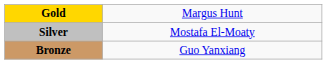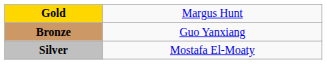rows swapped: (53, 31) <-> (53, 50)
